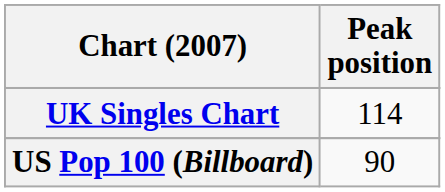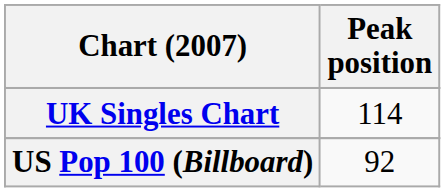(380, 161) 90 -> (380, 161) 92
